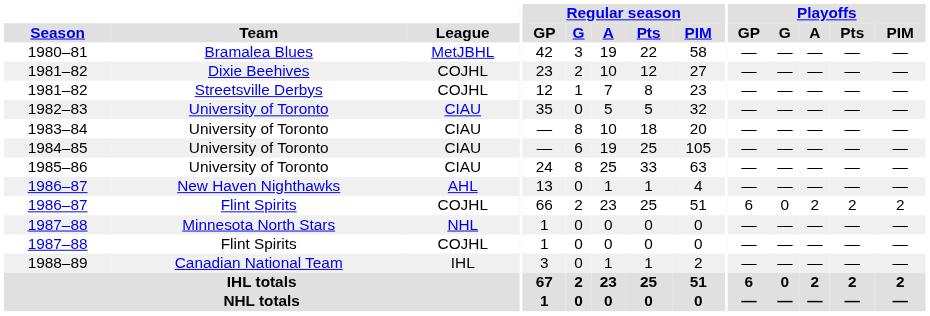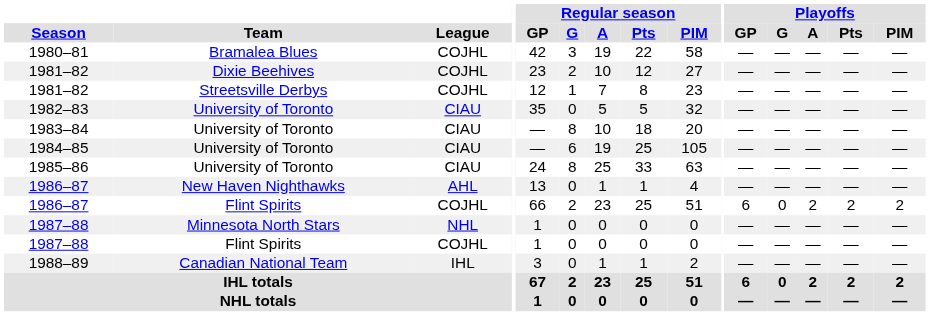(463, 52) MetJBHL -> (463, 52) COJHL
